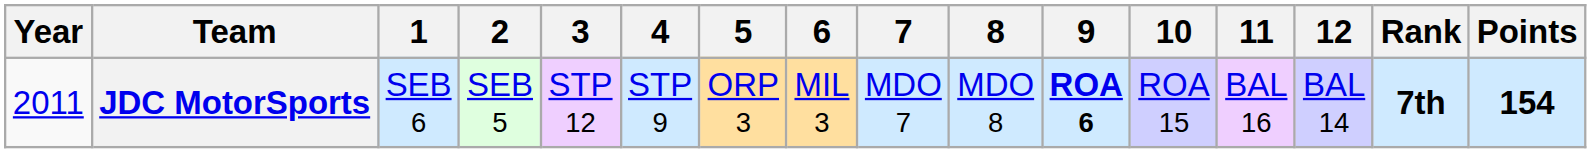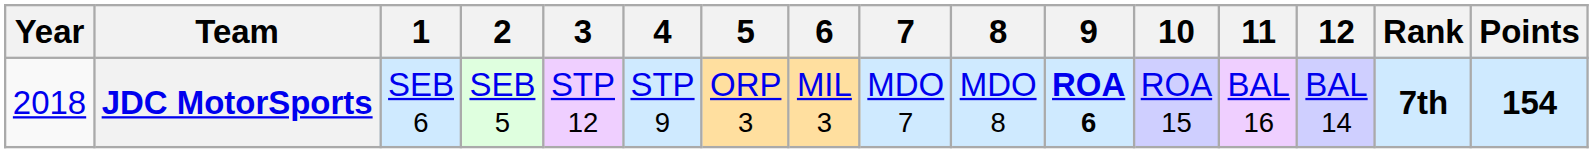(48, 102) 2011 -> (50, 102) 2018
